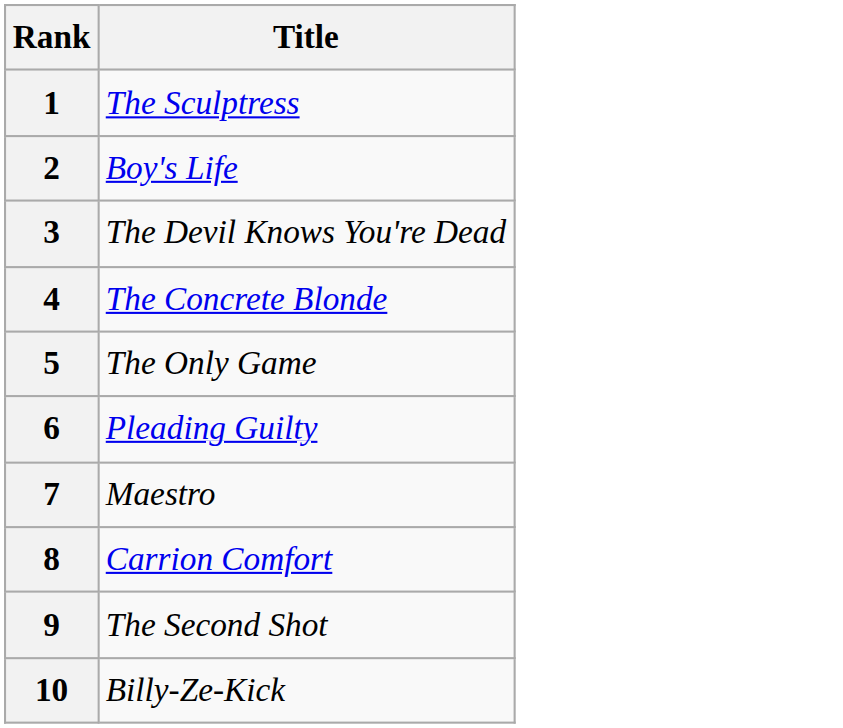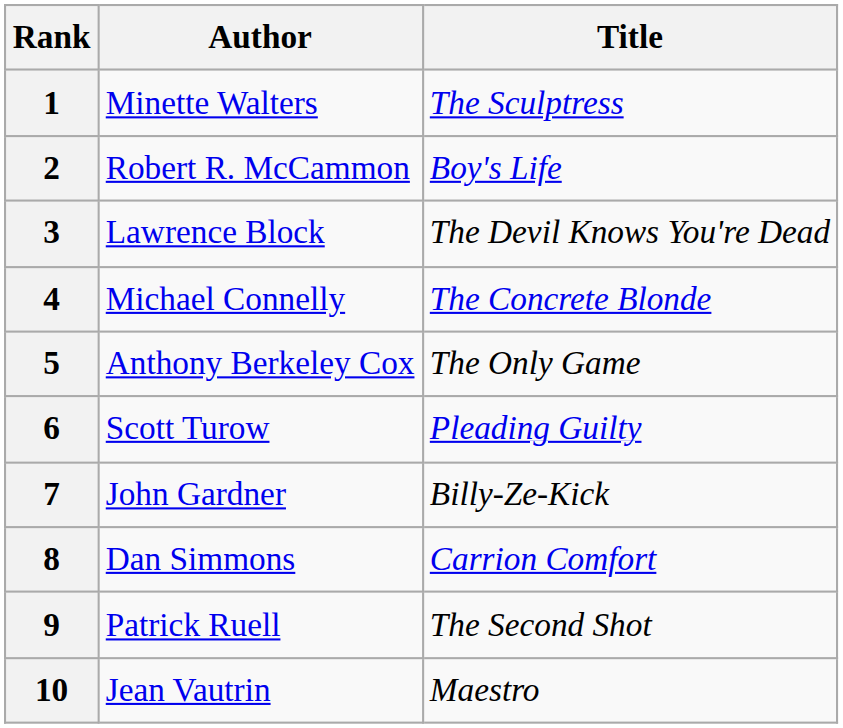+ column: (260, 37)
(161, 493) Maestro -> (519, 493) Billy-Ze-Kick
(195, 689) Billy-Ze-Kick -> (485, 689) Maestro
